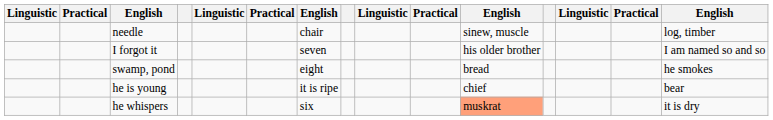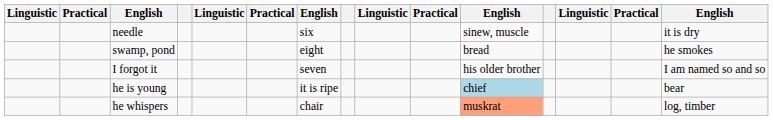(312, 32) chair -> (307, 32) six
(690, 32) log, timber -> (682, 32) it is dry
rows swapped: (135, 50) <-> (144, 69)
(475, 87) no background -> (475, 87) lightblue background
(307, 106) six -> (312, 106) chair
(682, 106) it is dry -> (690, 106) log, timber
